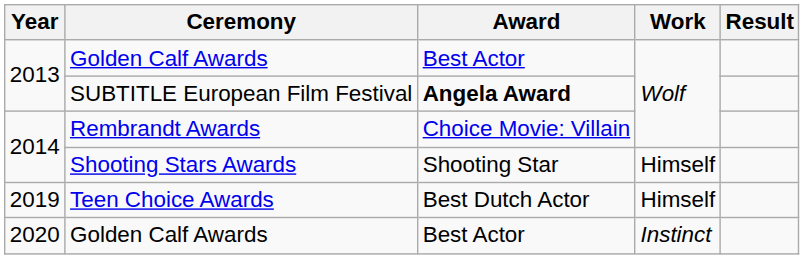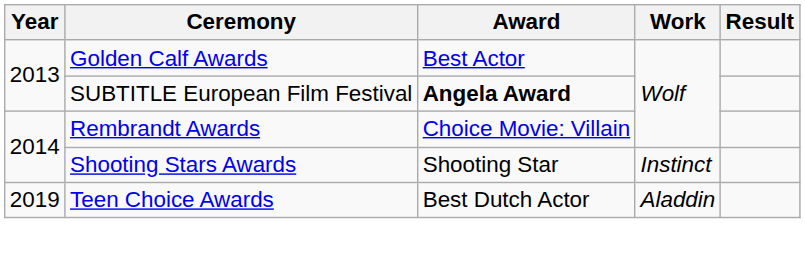(678, 164) Himself -> (676, 164) Instinct
(678, 199) Himself -> (678, 199) Aladdin
- row: (35, 235)
